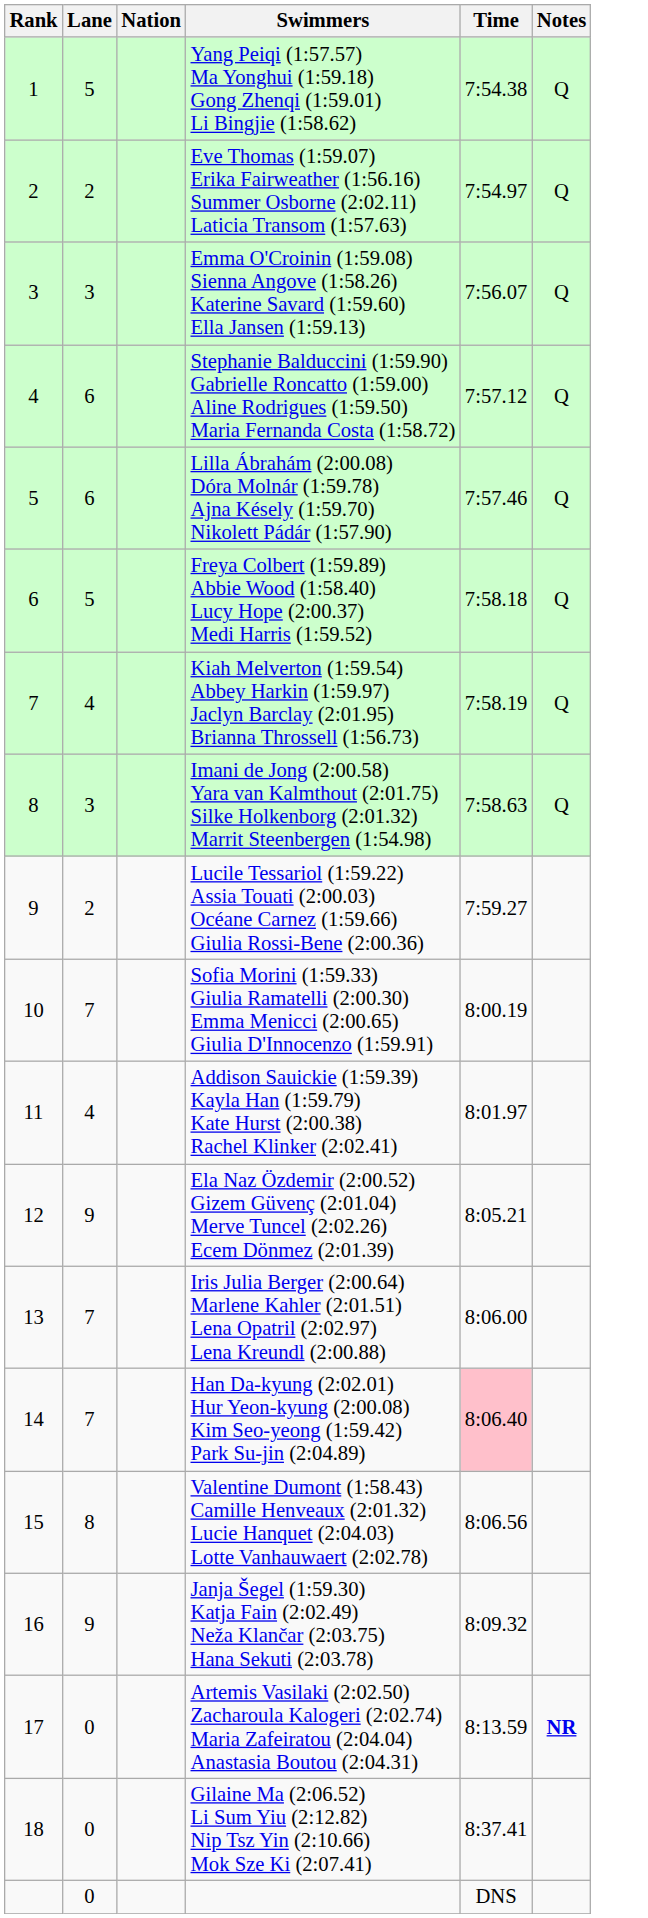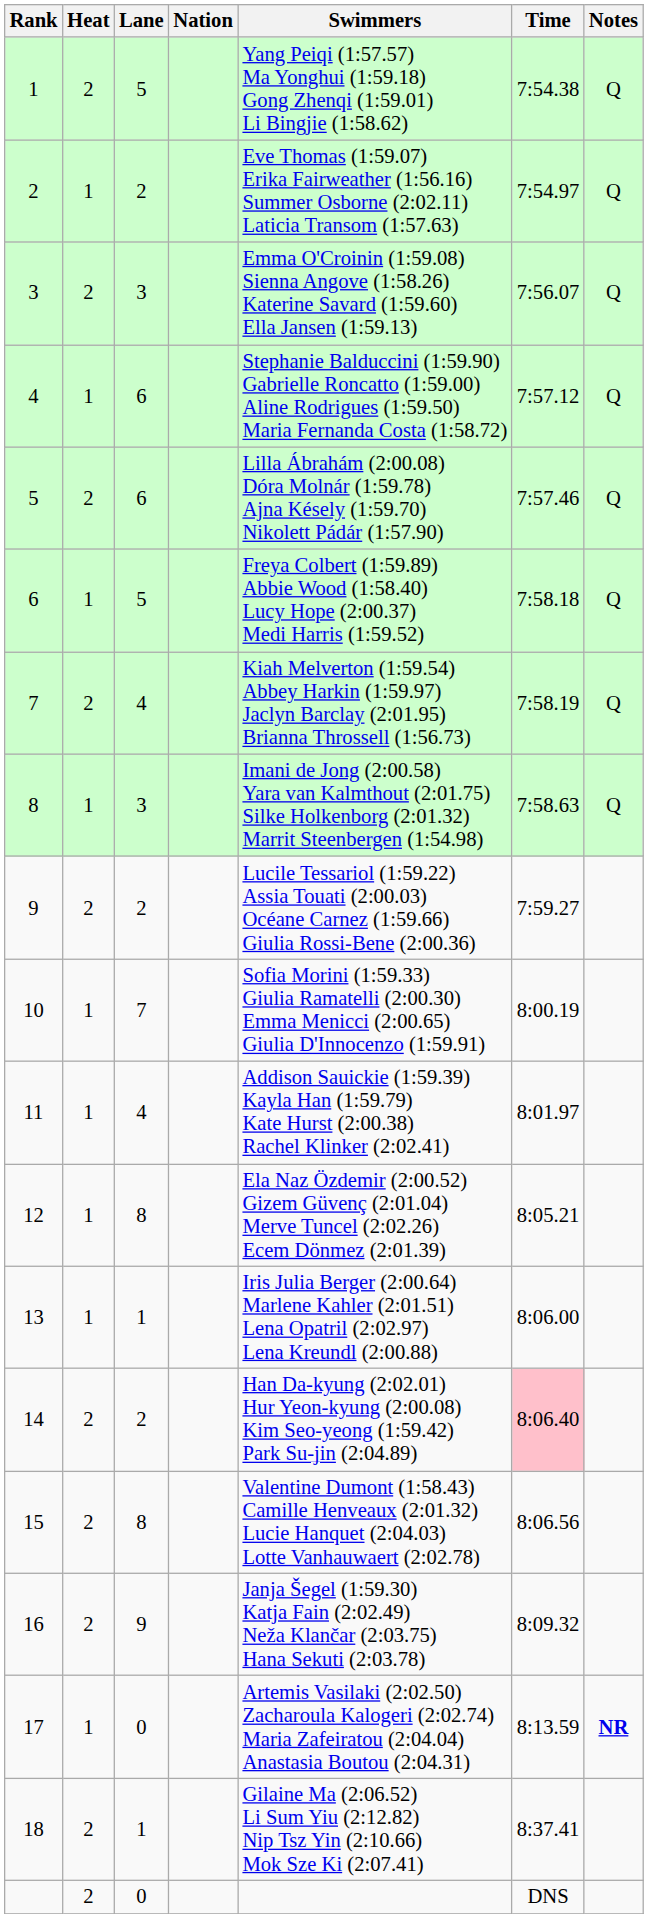+ column: (88, 20)
(89, 1214) 9 -> (141, 1214) 8
(89, 1317) 7 -> (141, 1317) 1
(89, 1419) 7 -> (141, 1419) 2
(89, 1829) 0 -> (141, 1829) 1
